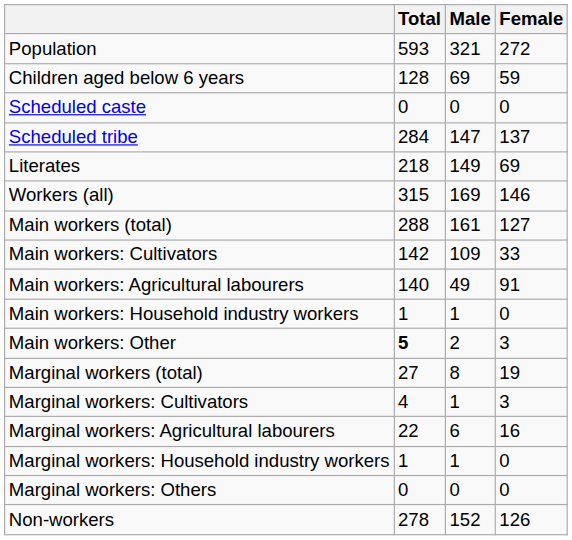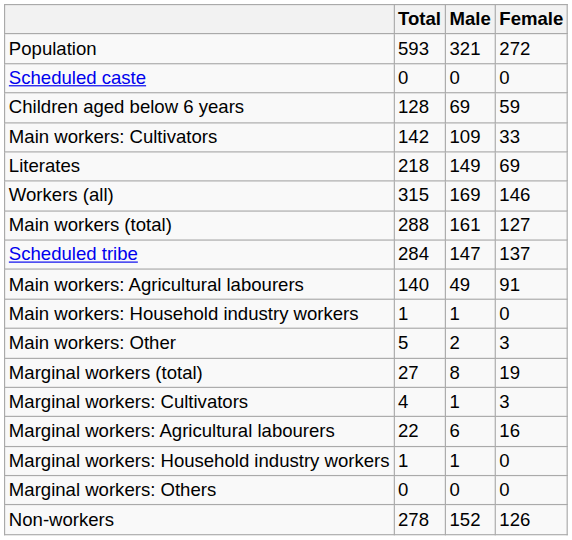rows swapped: (126, 78) <-> (77, 107)
rows swapped: (73, 136) <-> (113, 254)
(403, 343) bold -> (403, 343) normal
